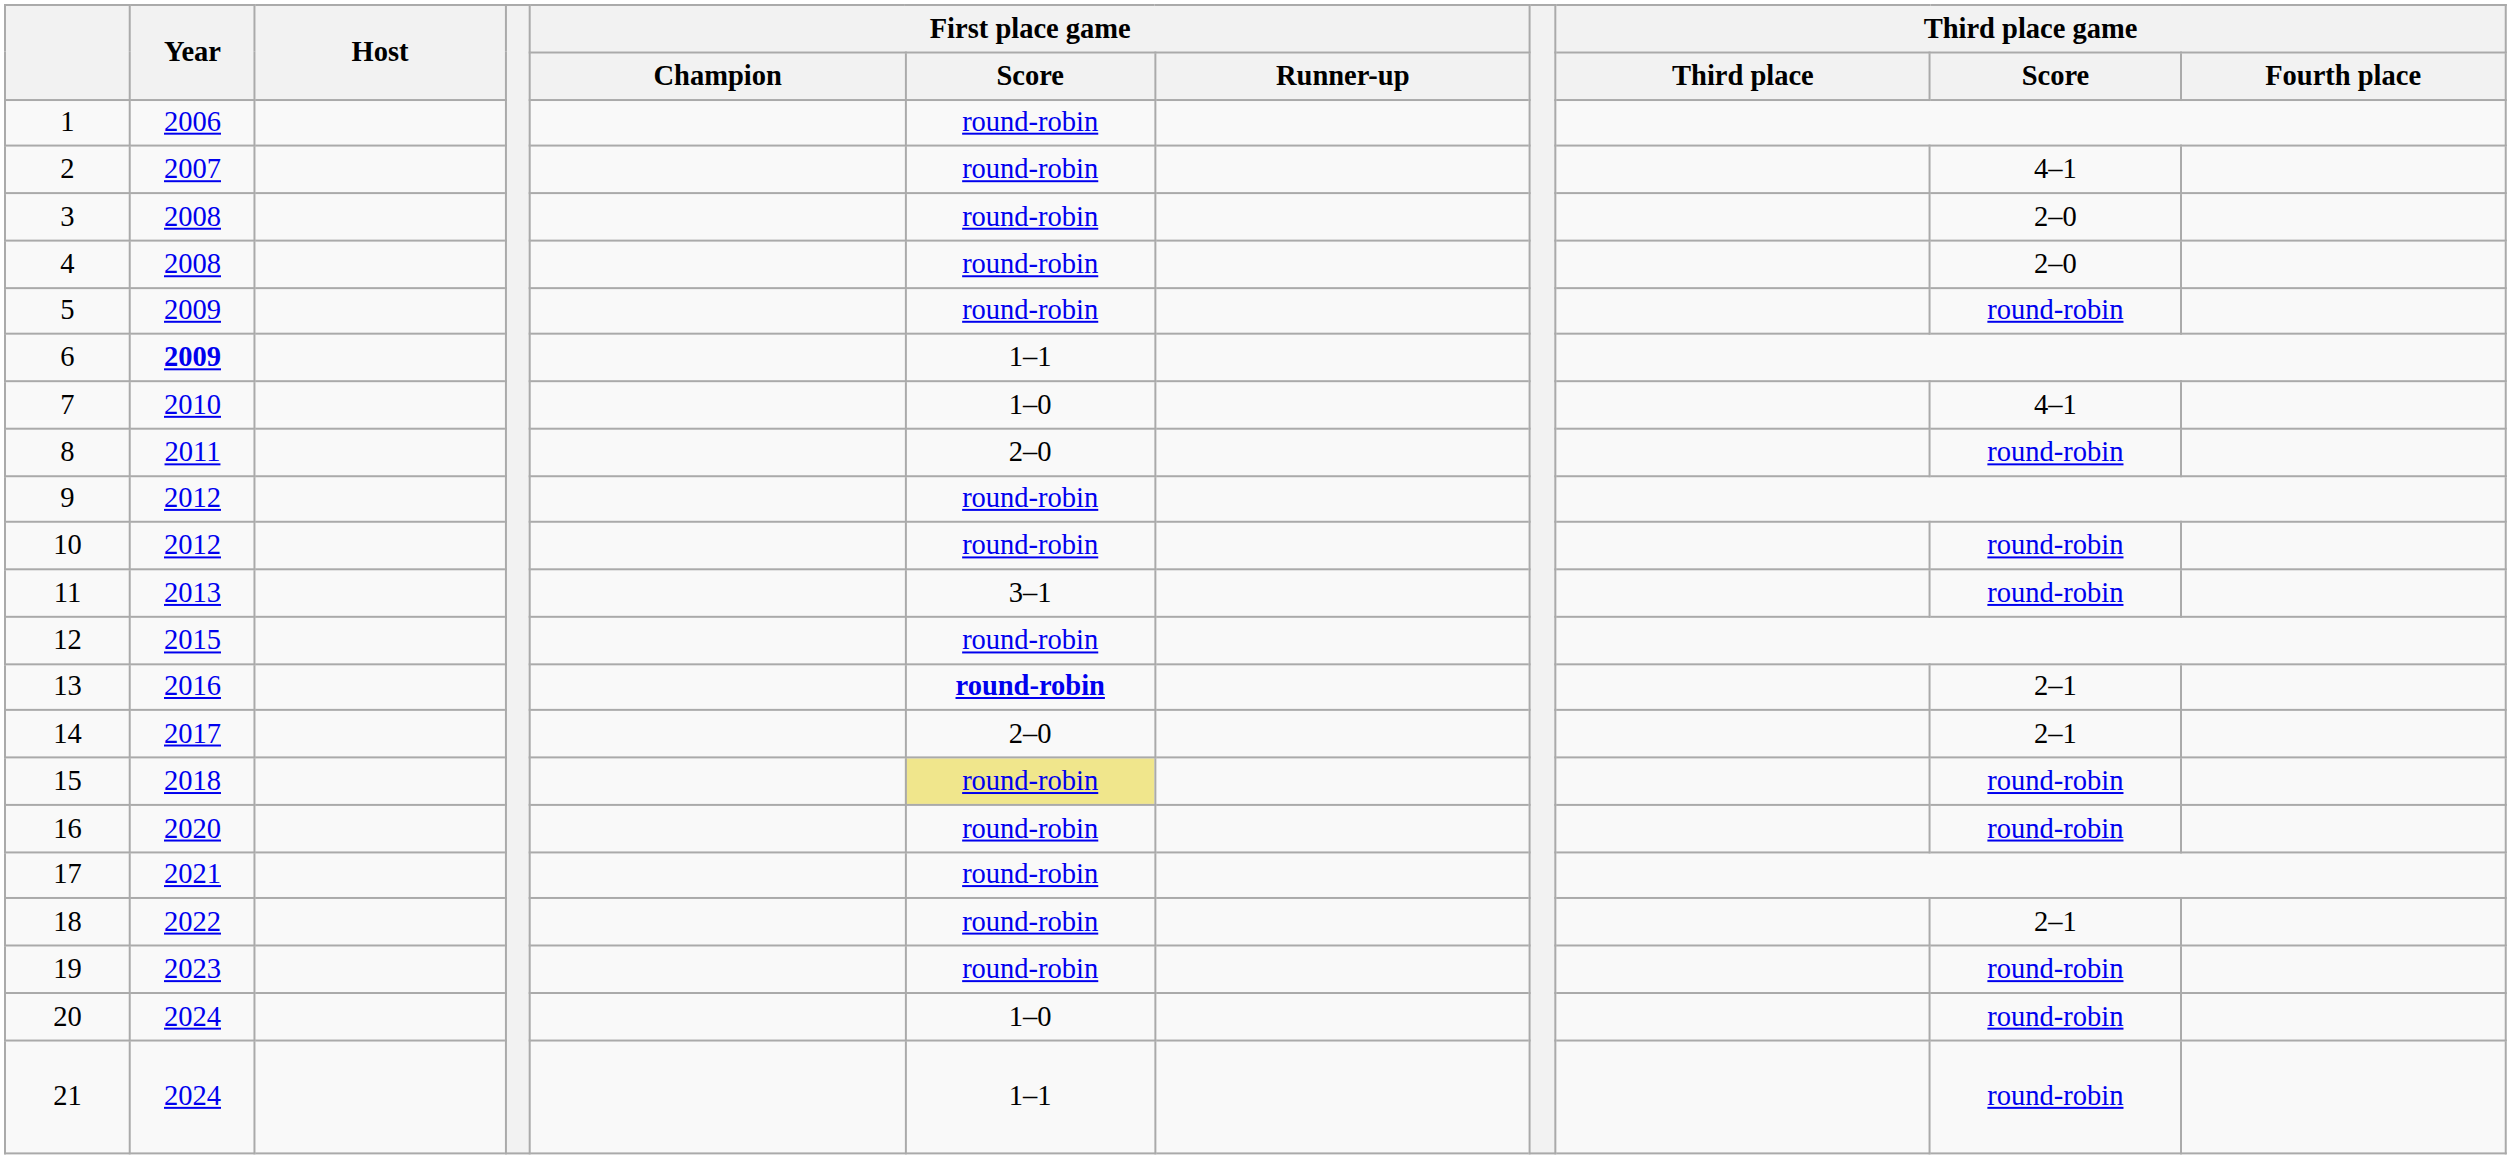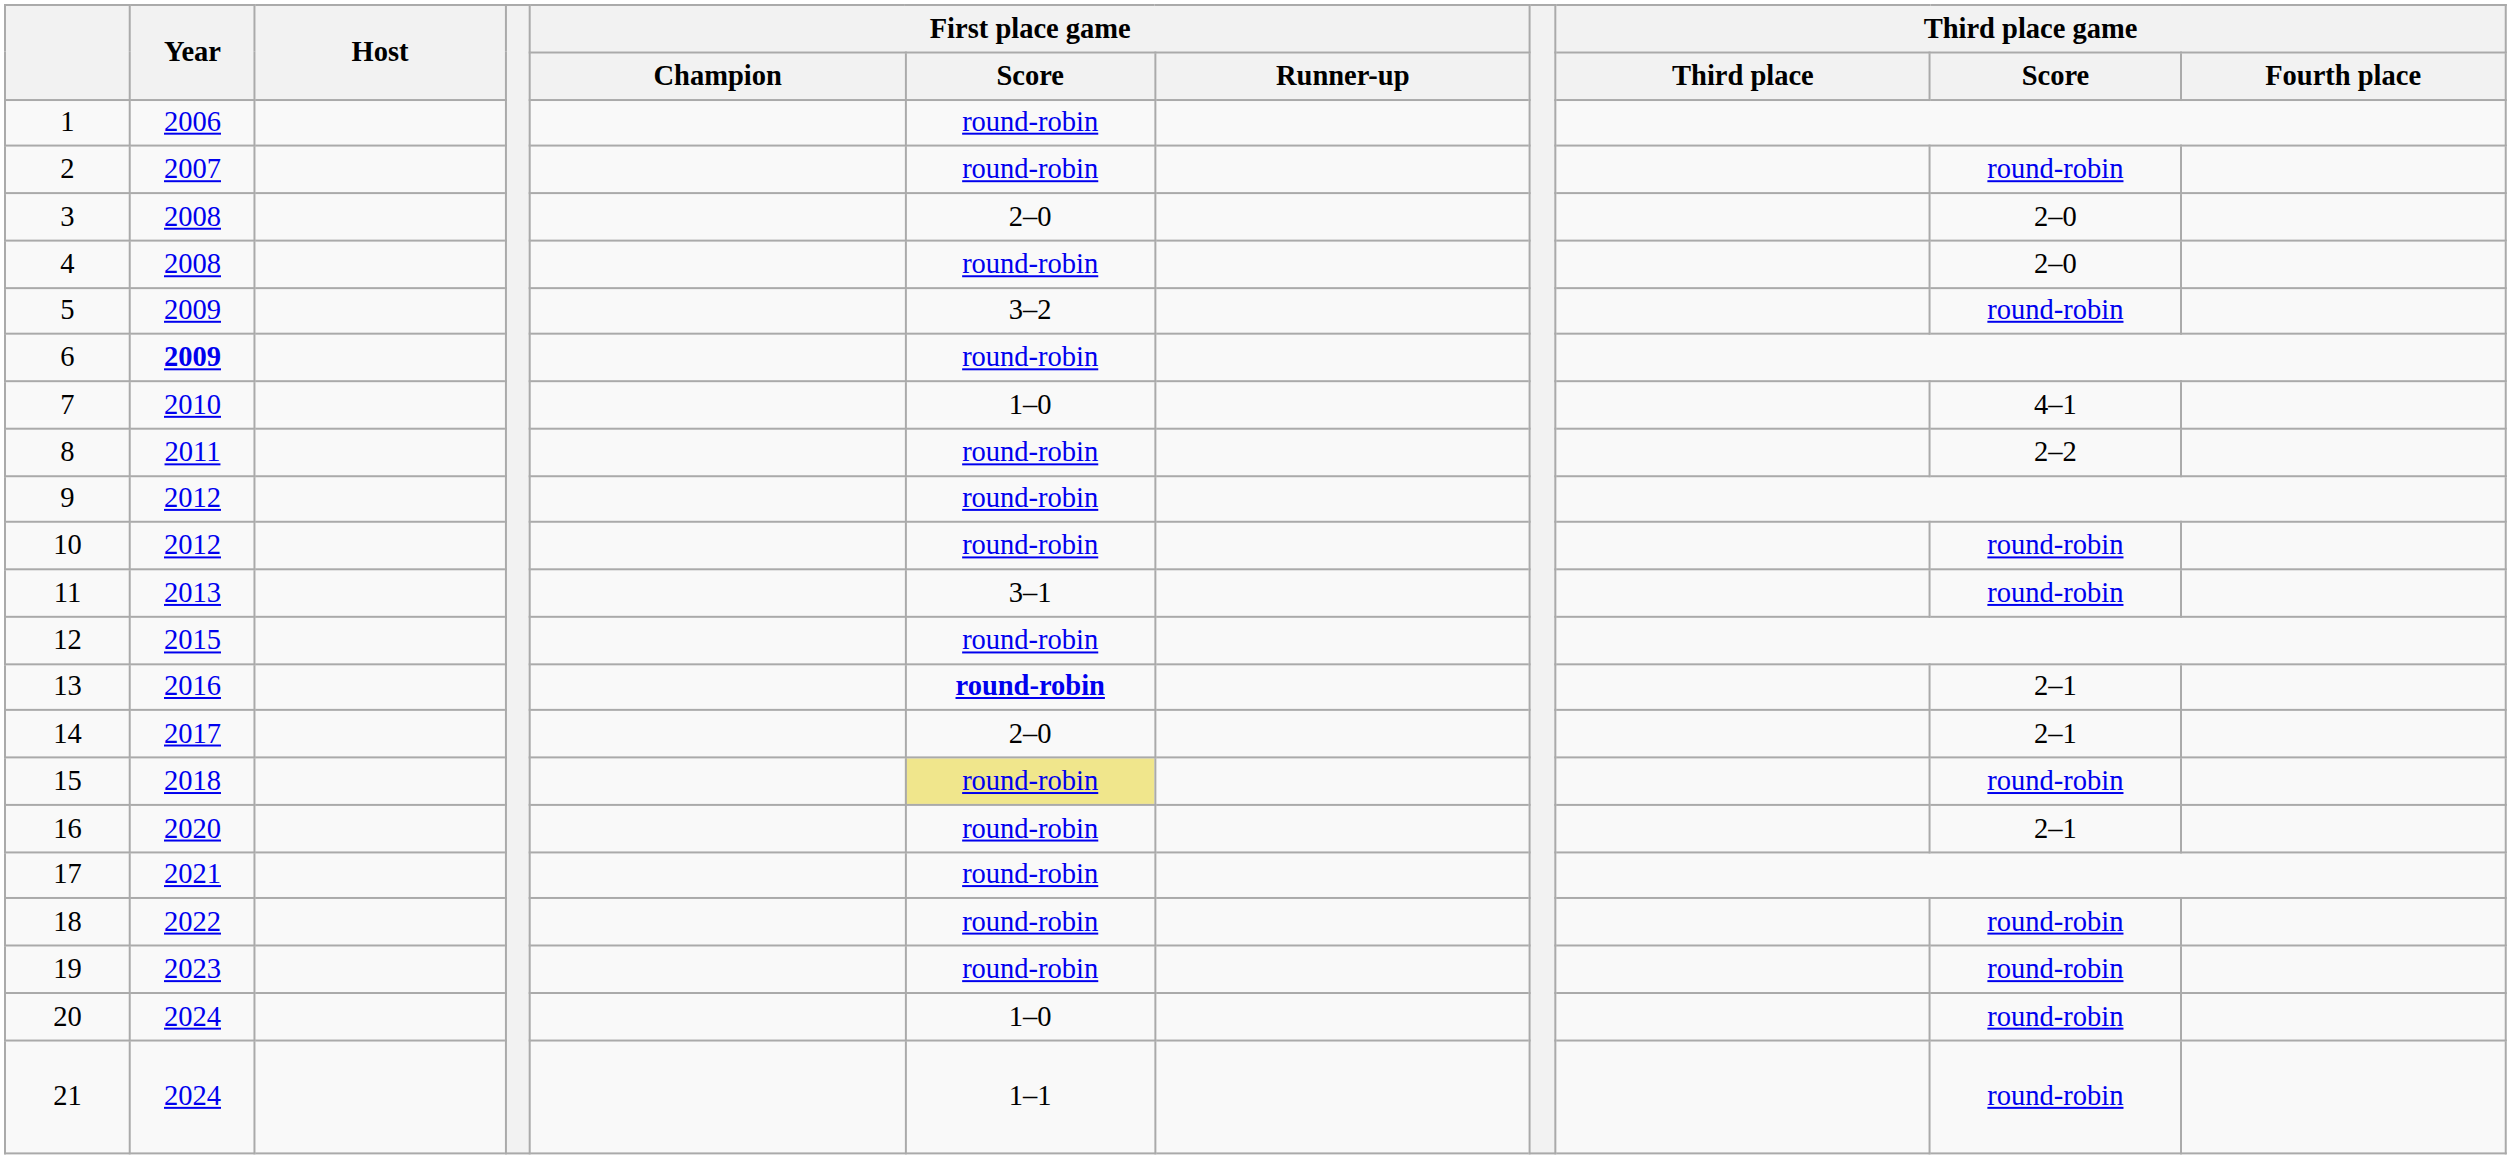(2055, 169) 4–1 -> (2055, 169) round-robin
(1030, 216) round-robin -> (1030, 216) 2–0
(1030, 310) round-robin -> (1030, 310) 3–2
(1030, 357) 1–1 -> (1030, 357) round-robin
(1030, 451) 2–0 -> (1030, 451) round-robin
(2055, 451) round-robin -> (2055, 451) 2–2
(2055, 827) round-robin -> (2055, 827) 2–1
(2055, 921) 2–1 -> (2055, 921) round-robin
